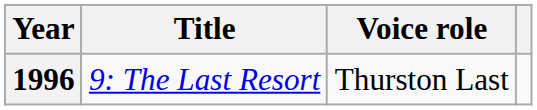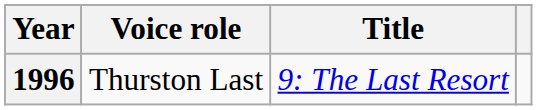columns swapped: (205, 29) <-> (422, 29)
